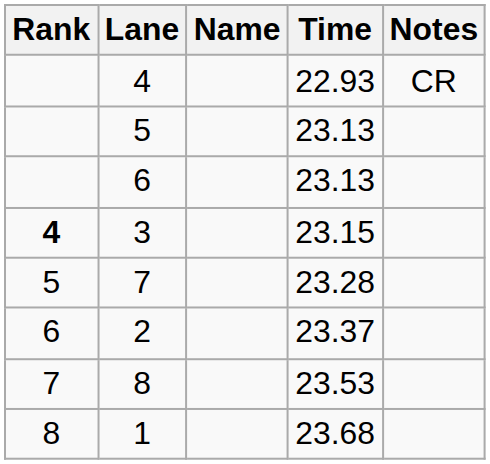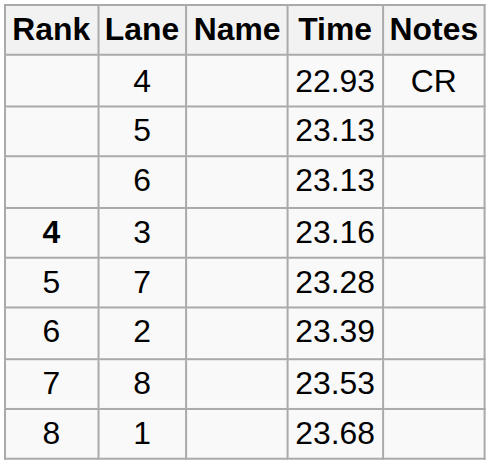(335, 231) 23.15 -> (335, 231) 23.16
(335, 332) 23.37 -> (335, 332) 23.39
